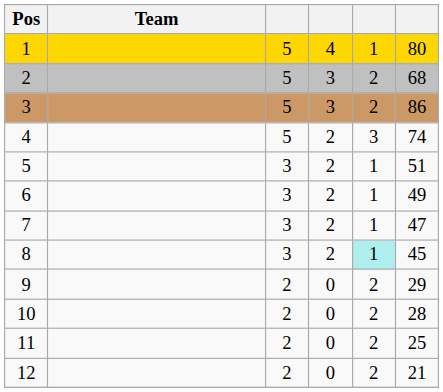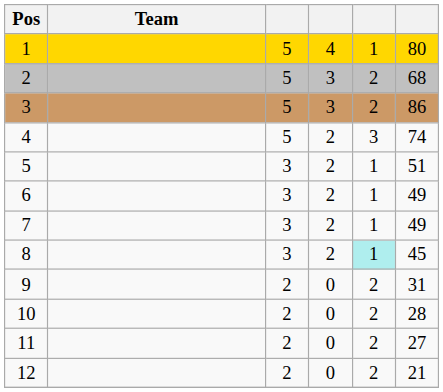(417, 225) 47 -> (417, 225) 49
(417, 284) 29 -> (417, 284) 31
(417, 343) 25 -> (417, 343) 27
